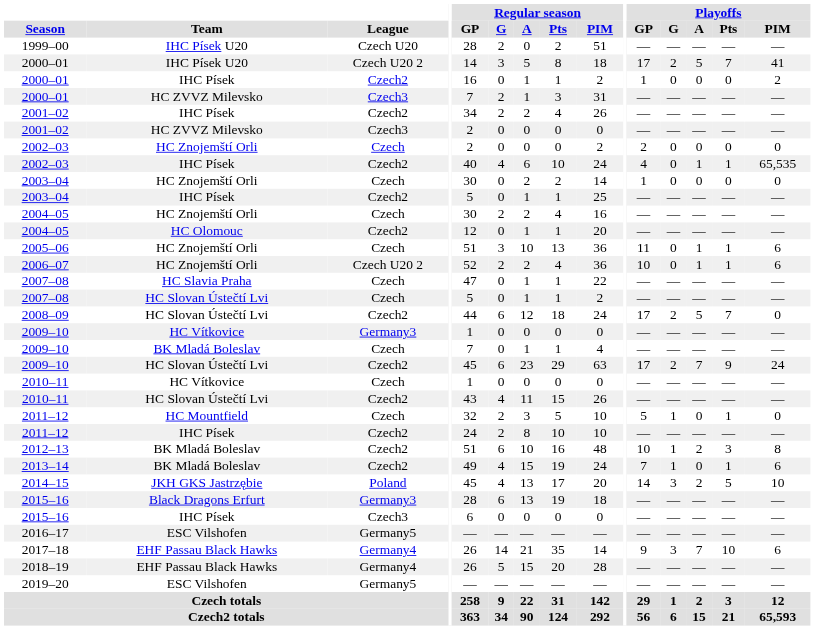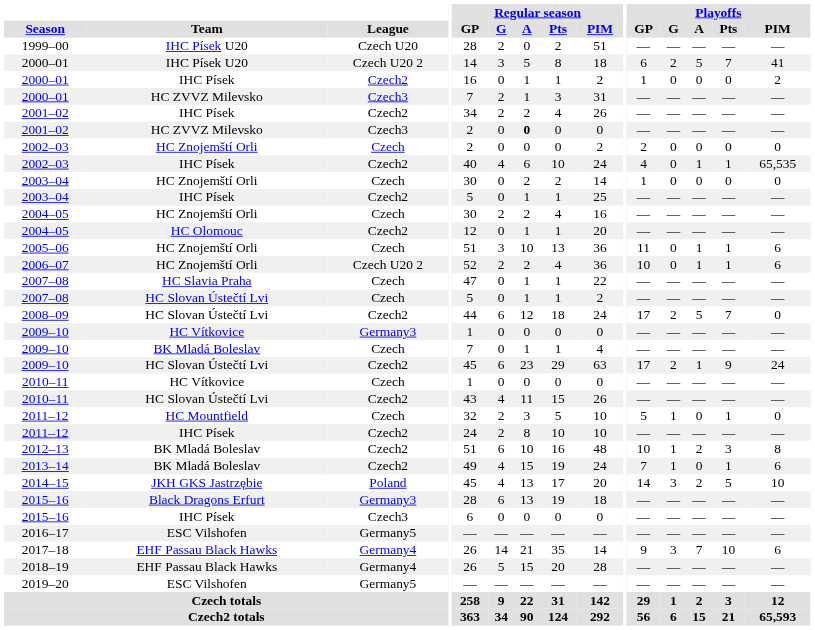(644, 62) 17 -> (644, 62) 6
(527, 130) normal -> (527, 130) bold
(699, 365) 7 -> (699, 365) 1
